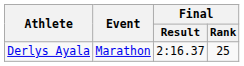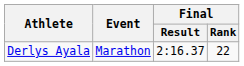(223, 51) 25 -> (223, 51) 22
